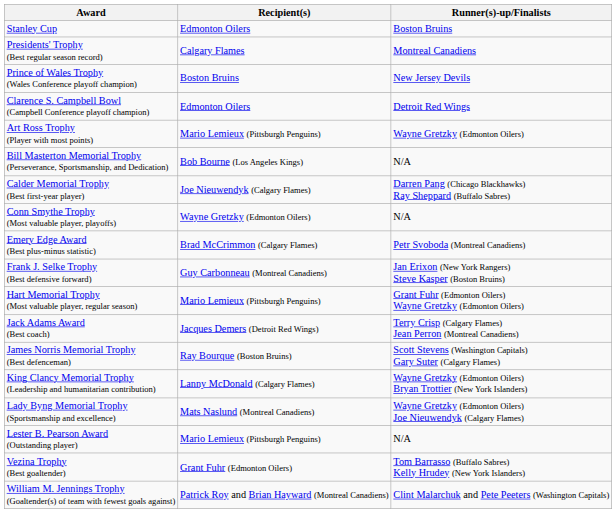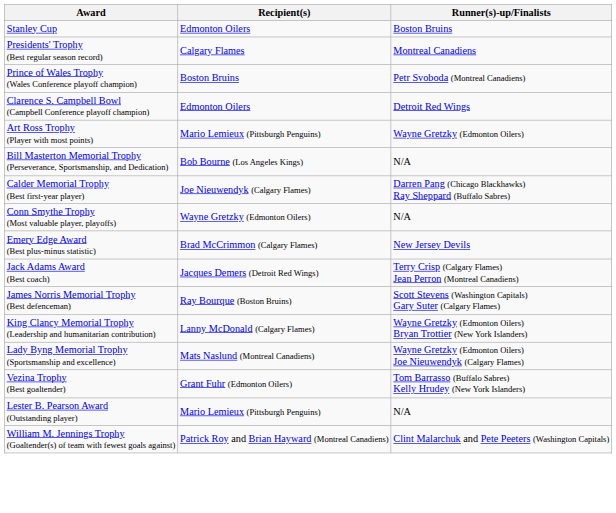(432, 78) New Jersey Devils -> (459, 78) Petr Svoboda (Montreal Canadiens)
(459, 245) Petr Svoboda (Montreal Canadiens) -> (432, 245) New Jersey Devils
- row: (52, 272)
- row: (72, 300)
rows swapped: (57, 439) <-> (37, 467)
